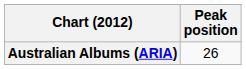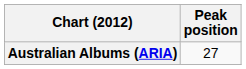(211, 53) 26 -> (211, 53) 27
